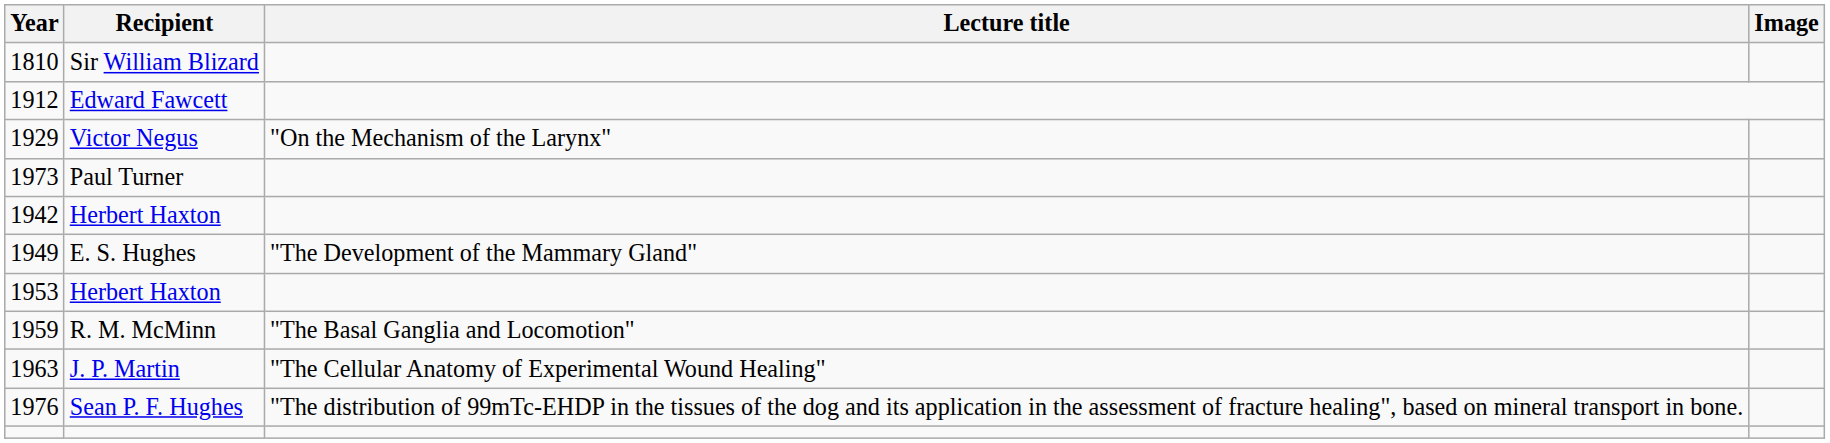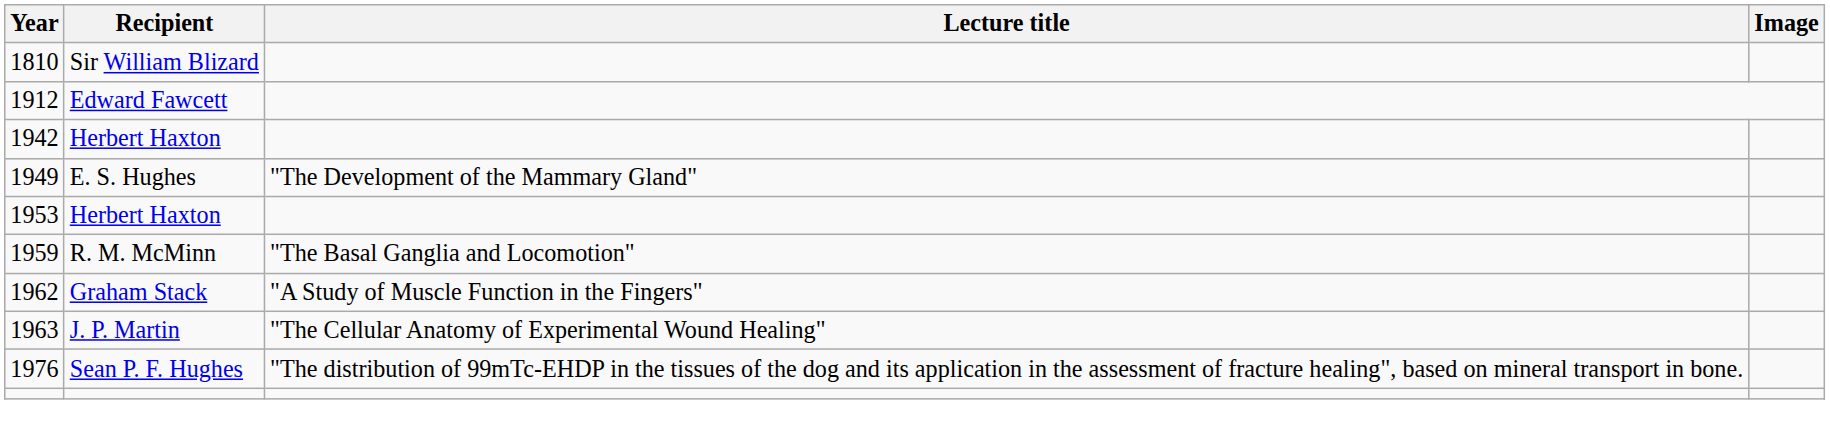- row: (34, 138)
- row: (34, 176)
+ row: (34, 291)
